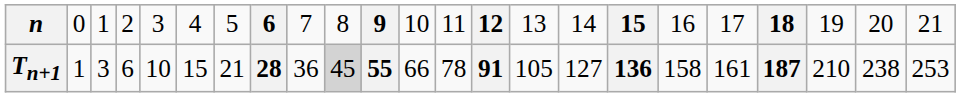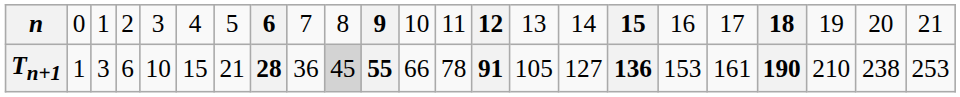(683, 67) 158 -> (683, 67) 153
(782, 67) 187 -> (782, 67) 190
